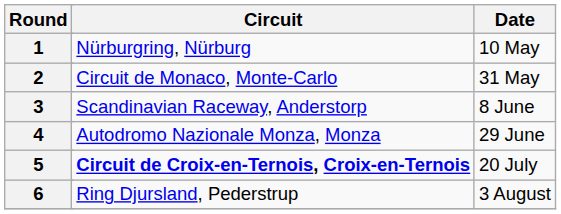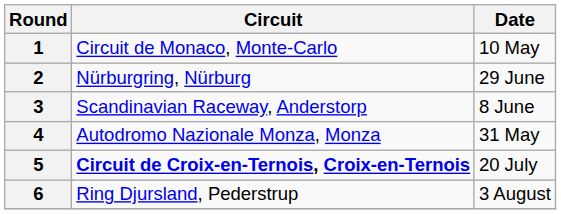(164, 48) Nürburgring, Nürburg -> (207, 48) Circuit de Monaco, Monte-Carlo
(207, 77) Circuit de Monaco, Monte-Carlo -> (164, 77) Nürburgring, Nürburg
(509, 77) 31 May -> (512, 77) 29 June
(512, 135) 29 June -> (509, 135) 31 May
